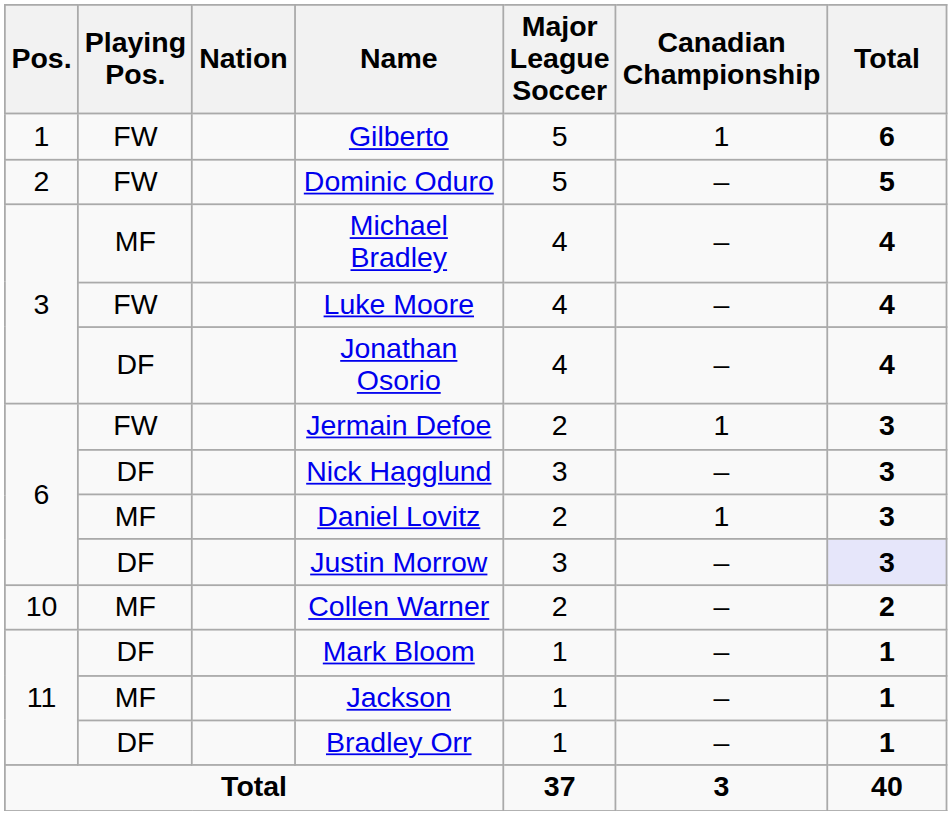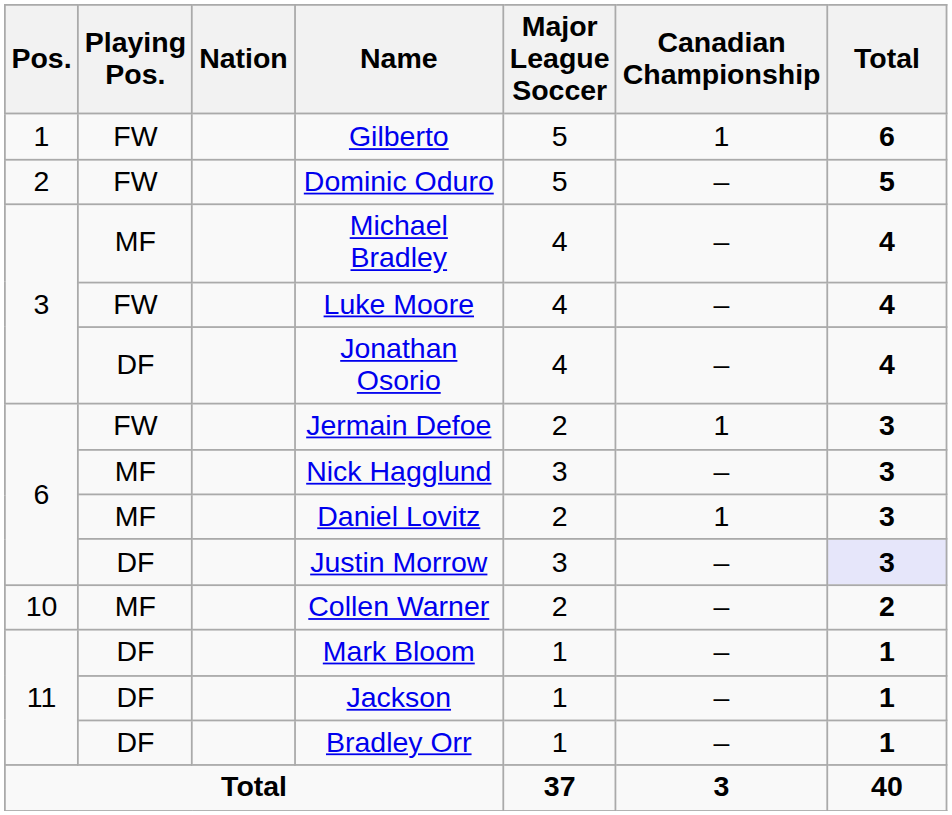(135, 471) DF -> (135, 471) MF
(135, 697) MF -> (135, 697) DF
